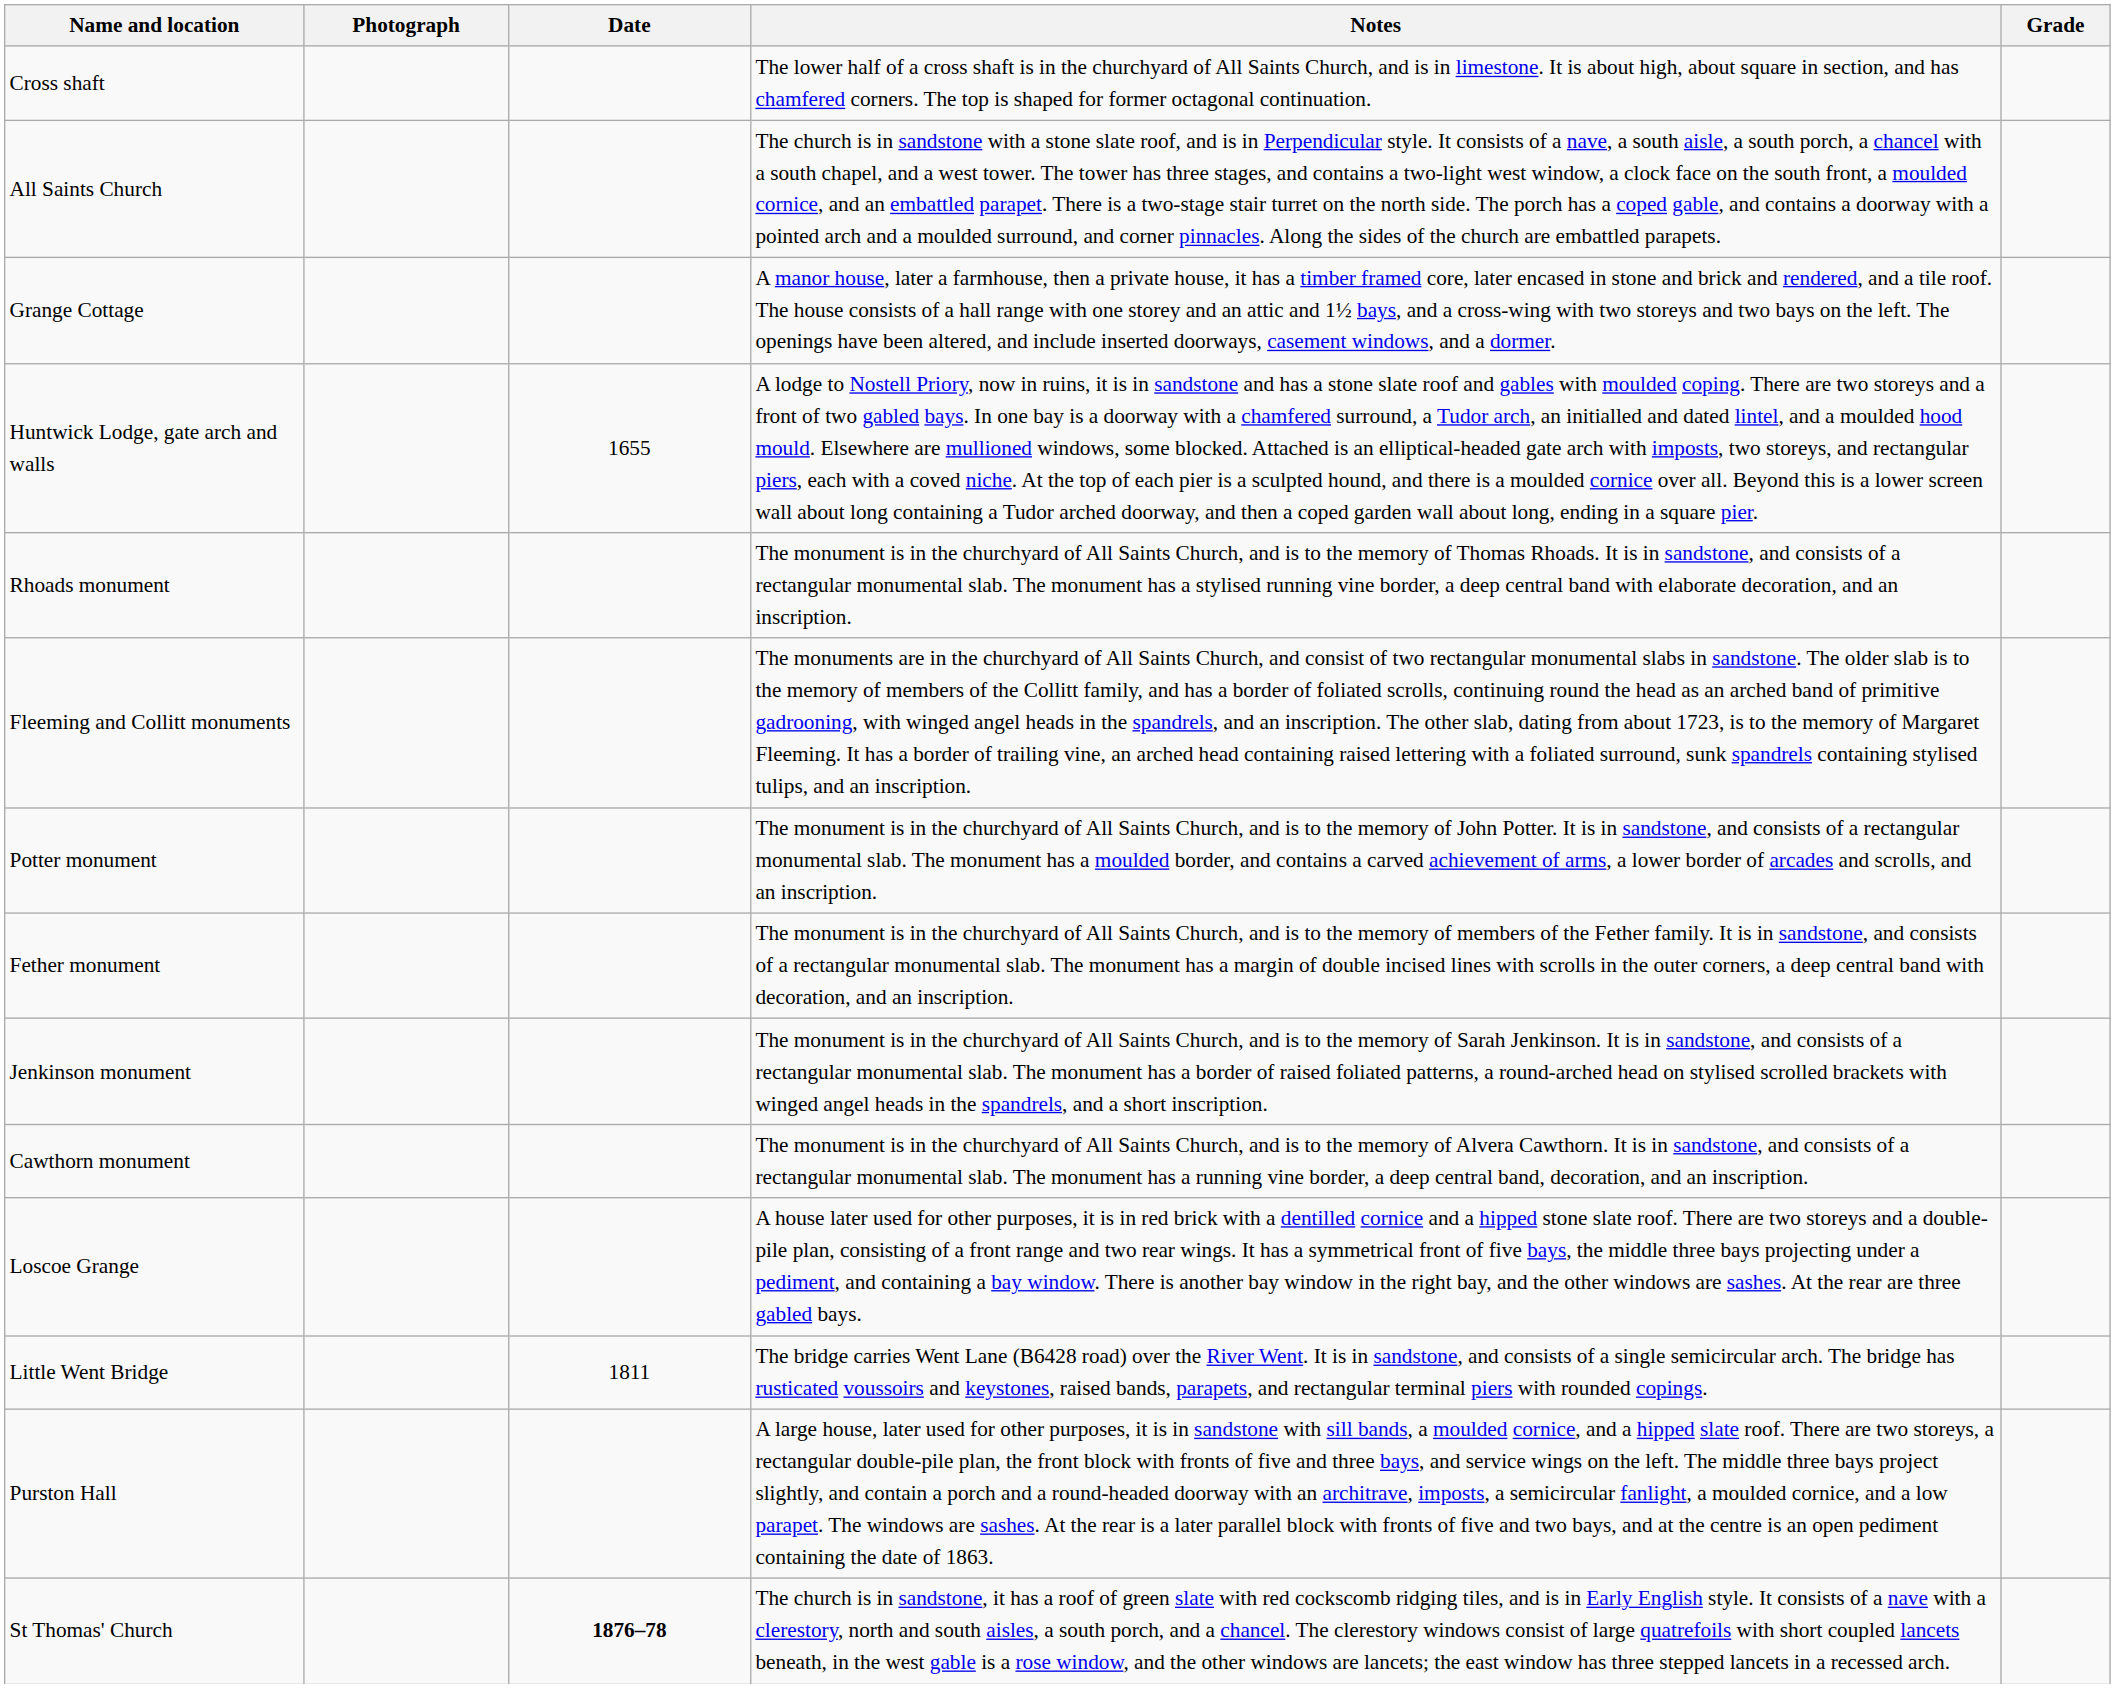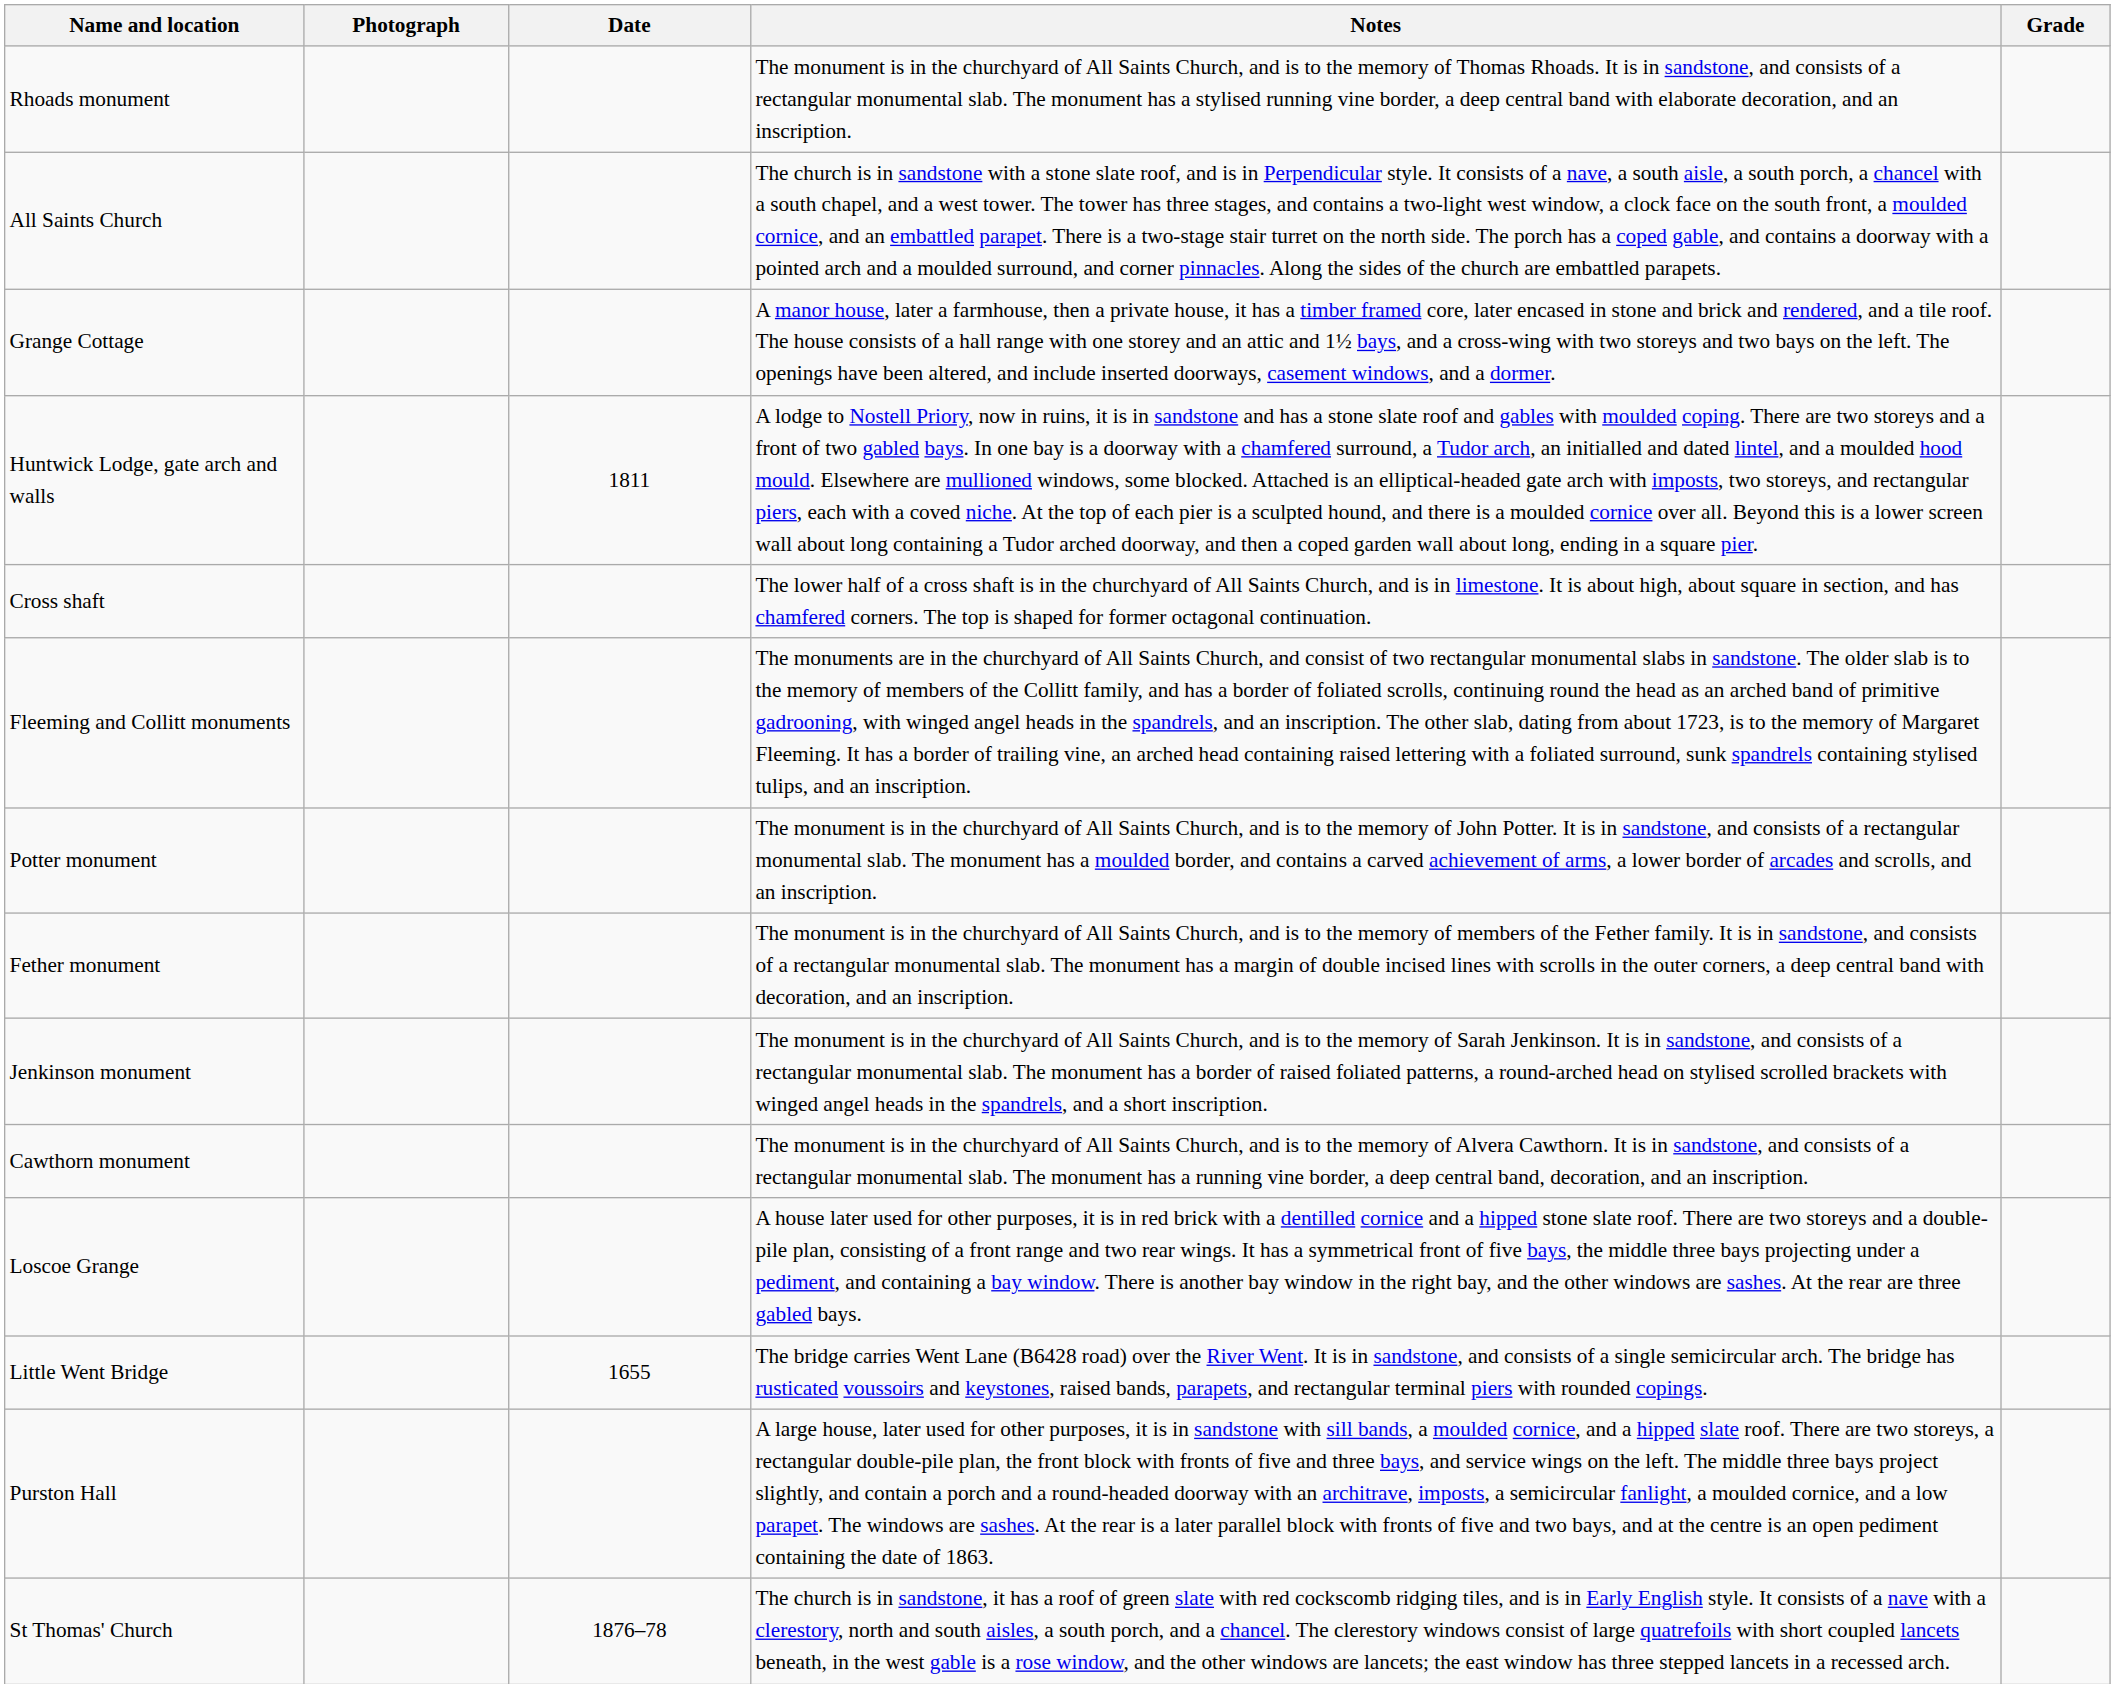rows swapped: (57, 83) <-> (90, 585)
(629, 447) 1655 -> (629, 479) 1811
(629, 1371) 1811 -> (629, 1371) 1655
(629, 1631) bold -> (629, 1631) normal
